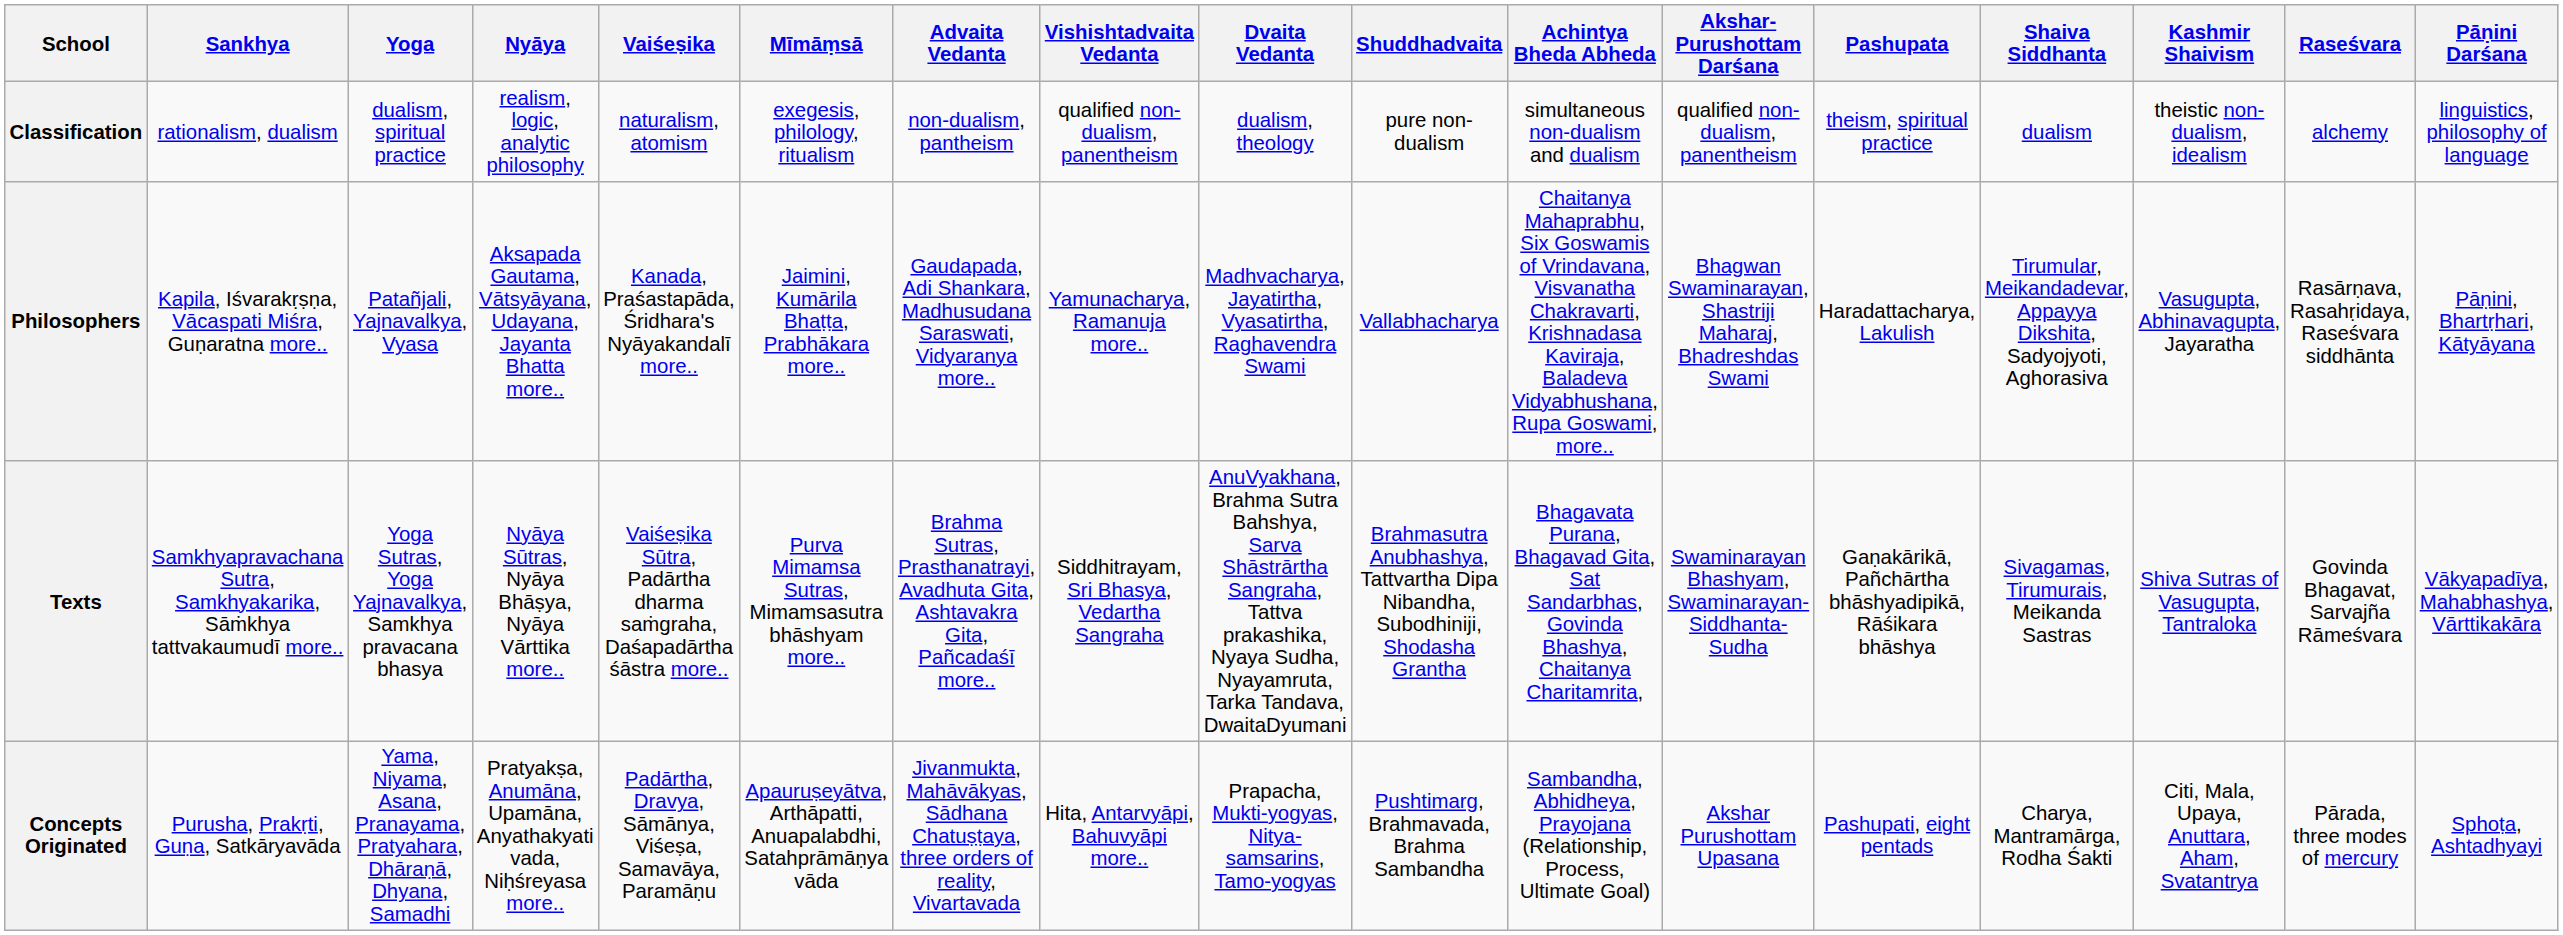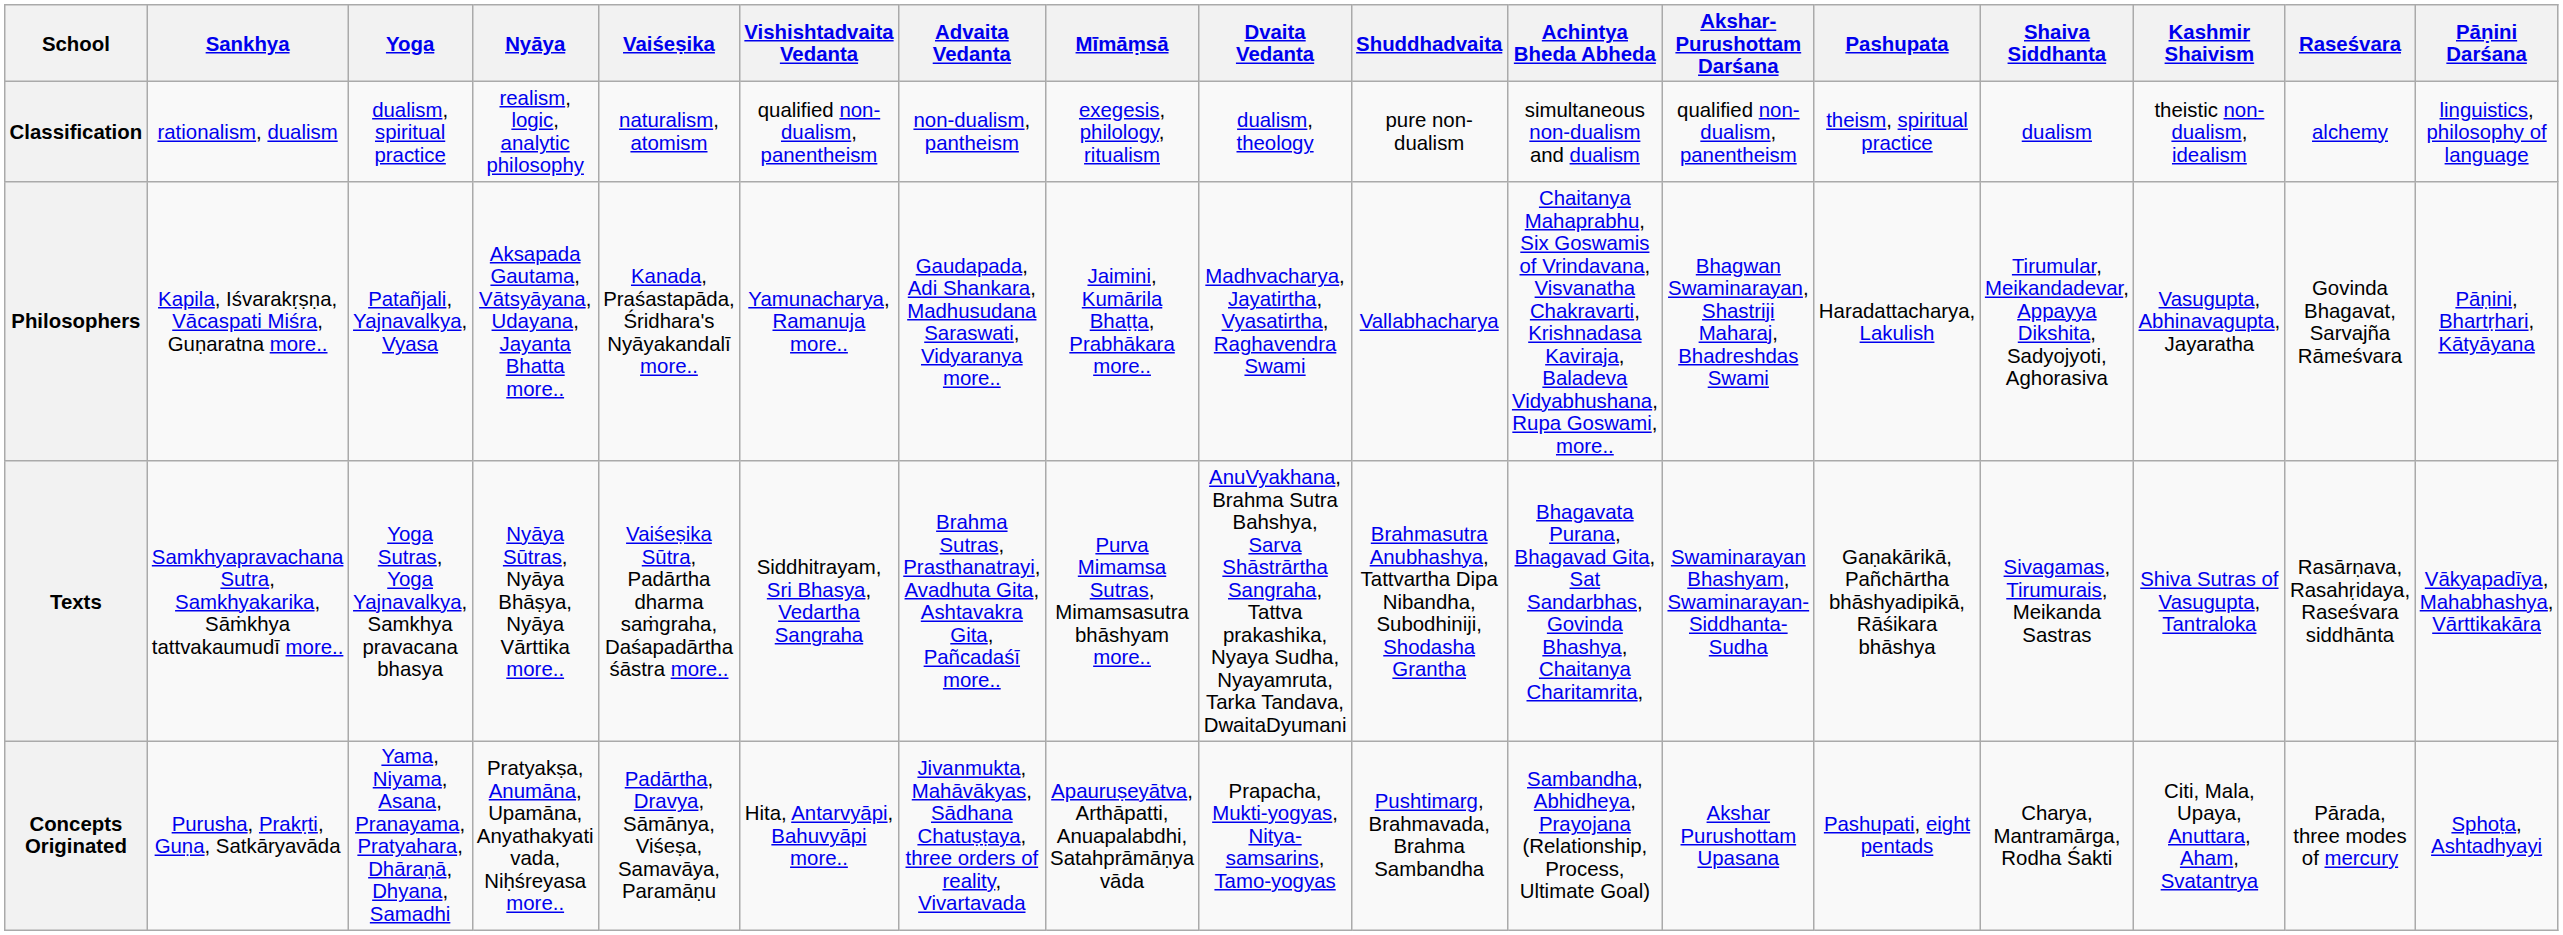columns swapped: (816, 43) <-> (1119, 43)
(2350, 321) Rasārṇava, Rasahṛidaya, Raseśvara siddhānta -> (2350, 321) Govinda Bhagavat, Sarvajña Rāmeśvara
(2350, 601) Govinda Bhagavat, Sarvajña Rāmeśvara -> (2350, 601) Rasārṇava, Rasahṛidaya, Raseśvara siddhānta
